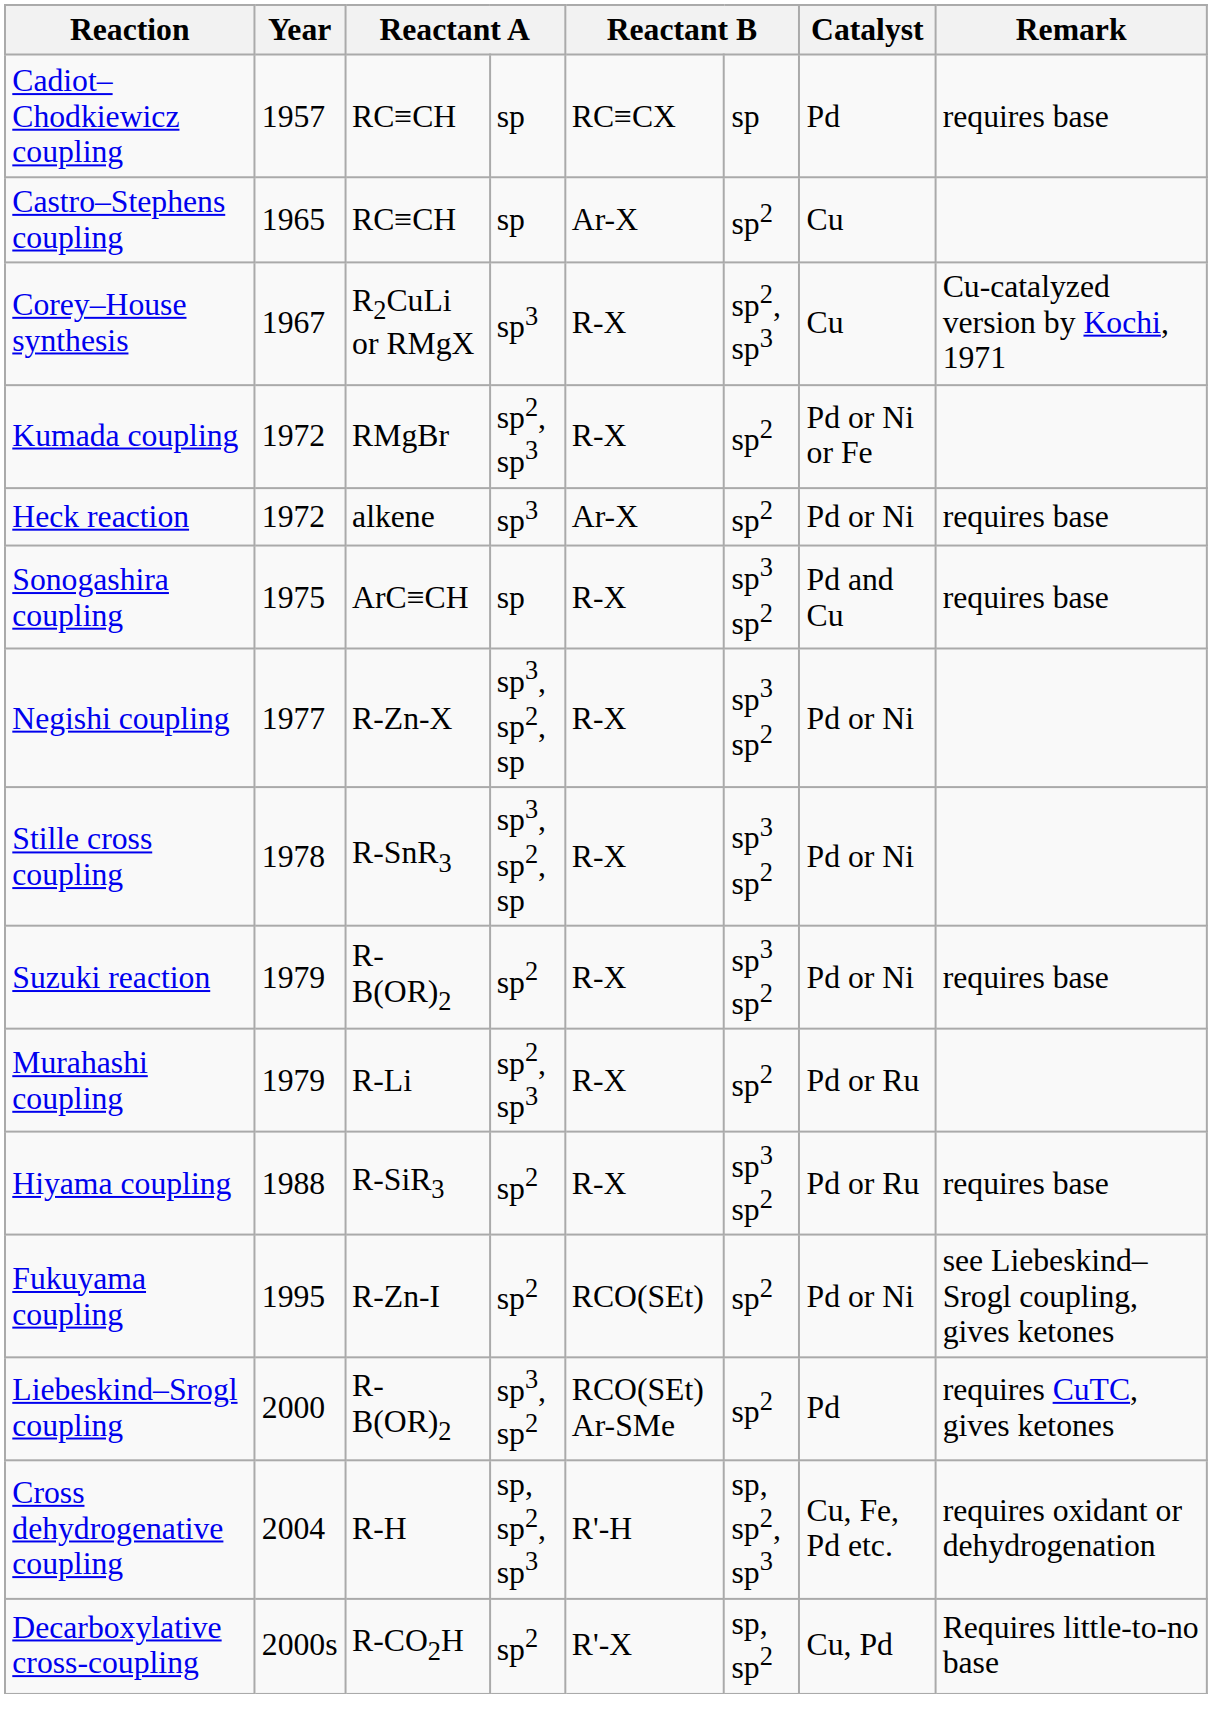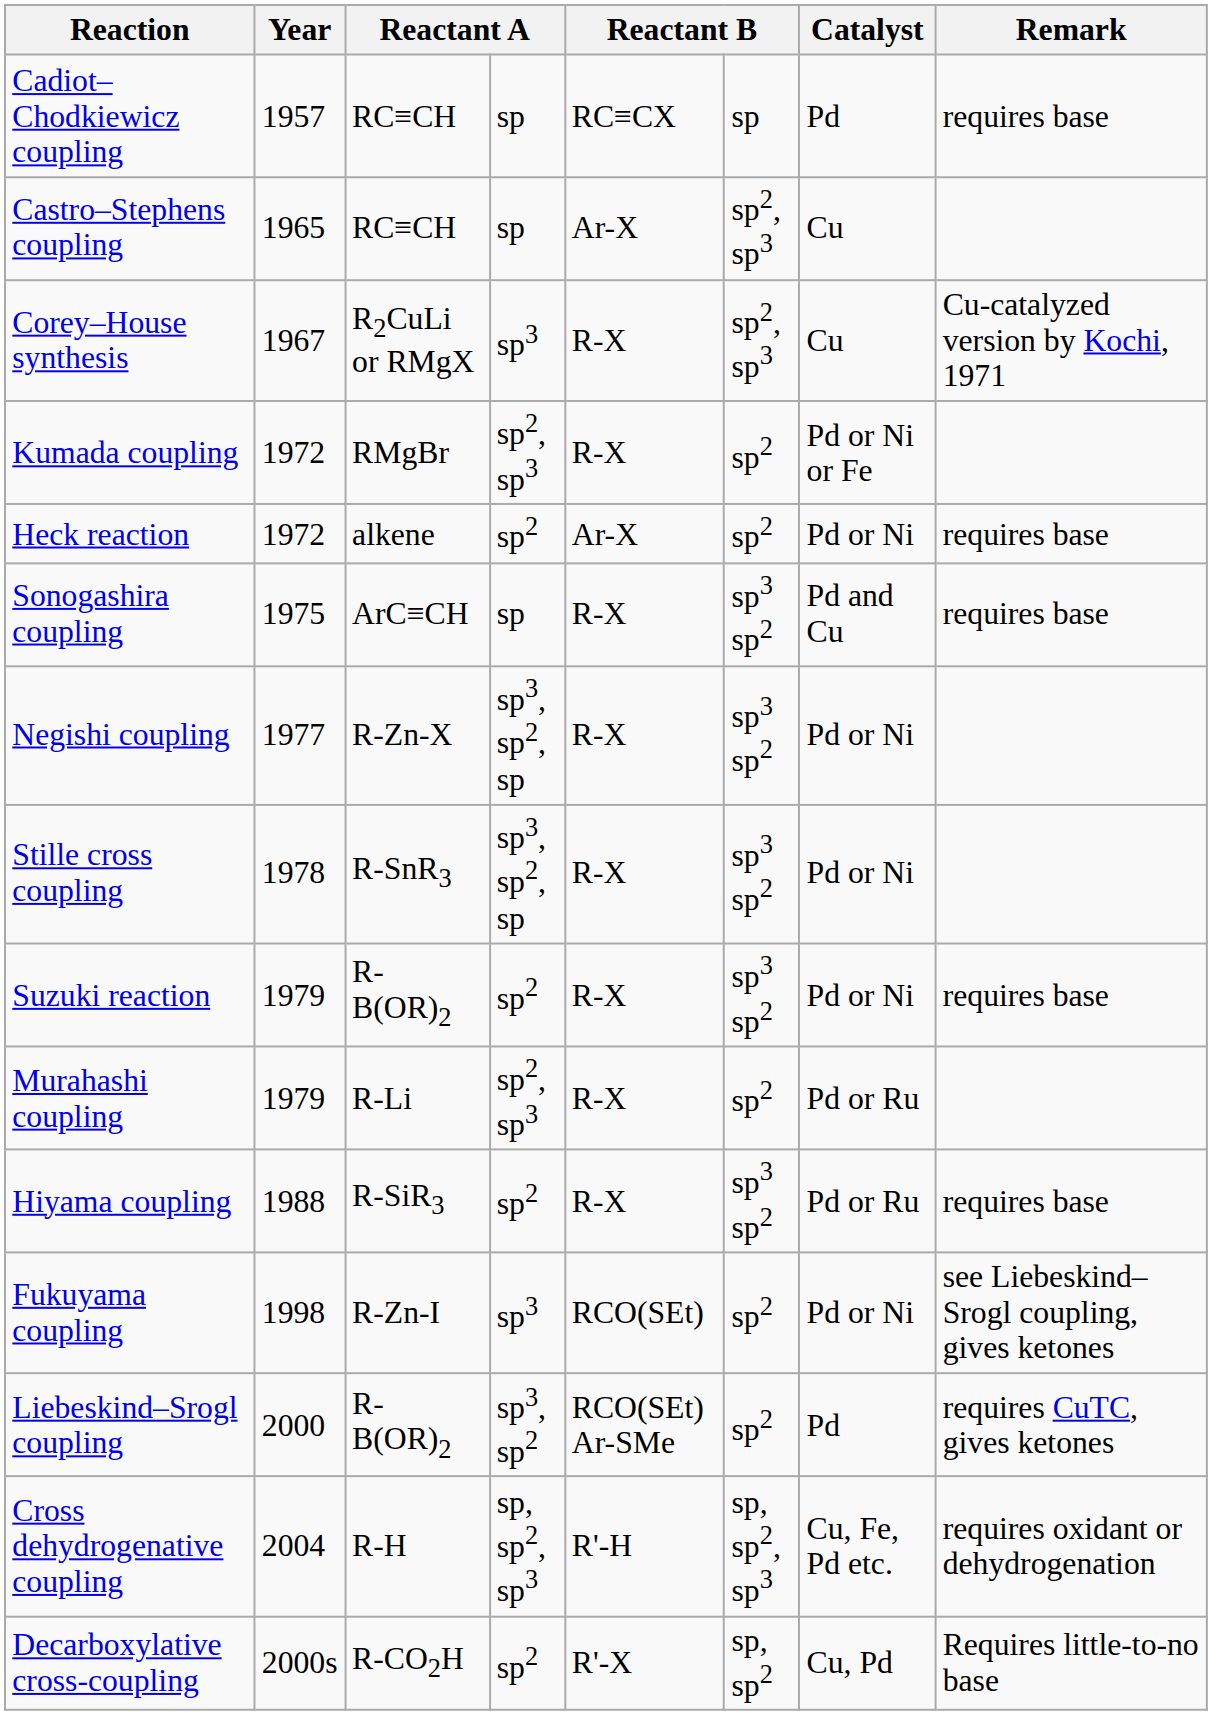(752, 219) sp2 -> (756, 227) sp2, sp3
(517, 516) sp3 -> (517, 533) sp2
(293, 1295) 1995 -> (293, 1312) 1998
(517, 1295) sp2 -> (517, 1312) sp3
